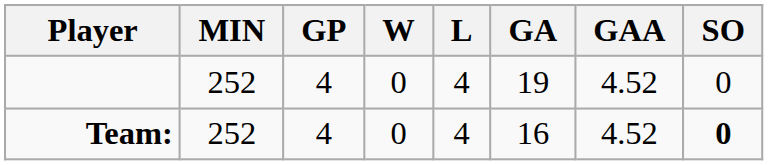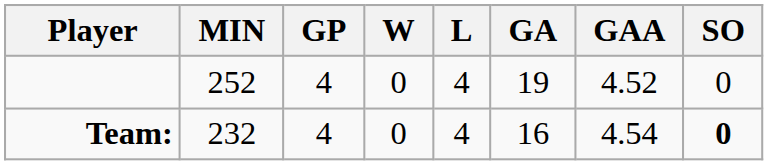(232, 133) 252 -> (232, 133) 232
(629, 133) 4.52 -> (629, 133) 4.54
